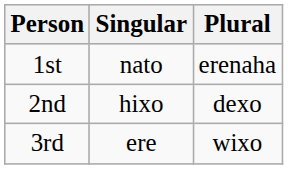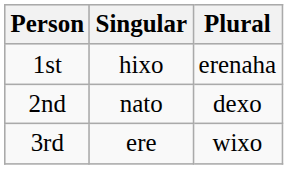(141, 63) nato -> (141, 63) hixo
(141, 103) hixo -> (141, 103) nato
